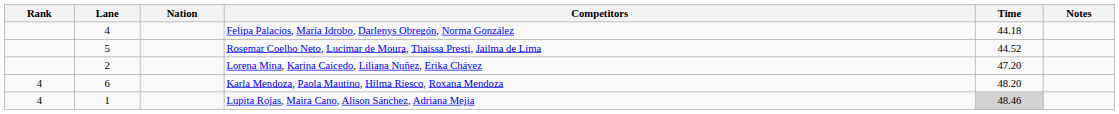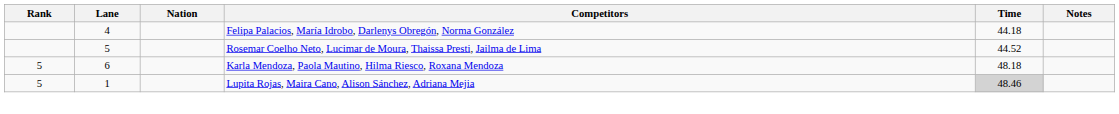- row: (354, 66)
(39, 83) 4 -> (39, 66) 5
(1009, 83) 48.20 -> (1009, 66) 48.18
(39, 101) 4 -> (39, 83) 5
